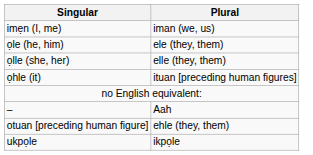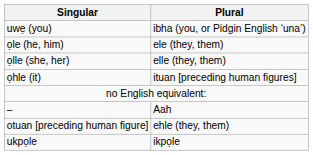- row: (34, 28)
+ row: (29, 28)
